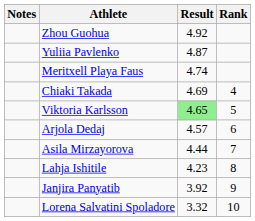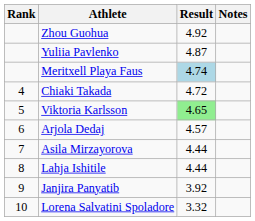columns swapped: (233, 14) <-> (22, 14)
(197, 71) no background -> (196, 71) lightblue background
(197, 91) 4.69 -> (196, 91) 4.72
(197, 168) 4.23 -> (196, 168) 4.44
